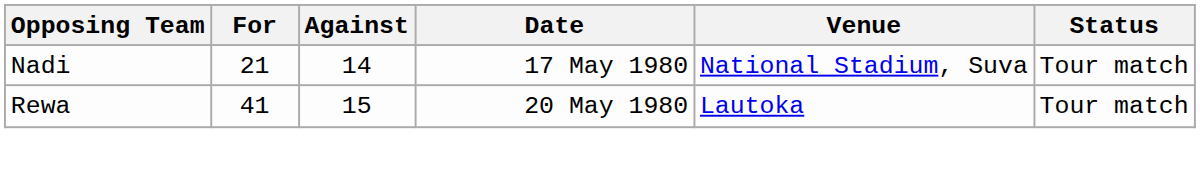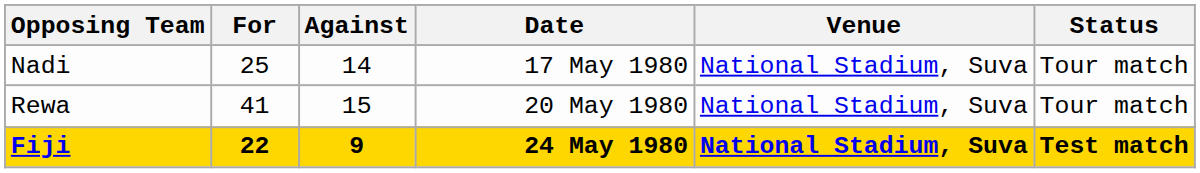(255, 66) 21 -> (255, 66) 25
(752, 106) Lautoka -> (864, 106) National Stadium, Suva
+ row: (41, 147)
